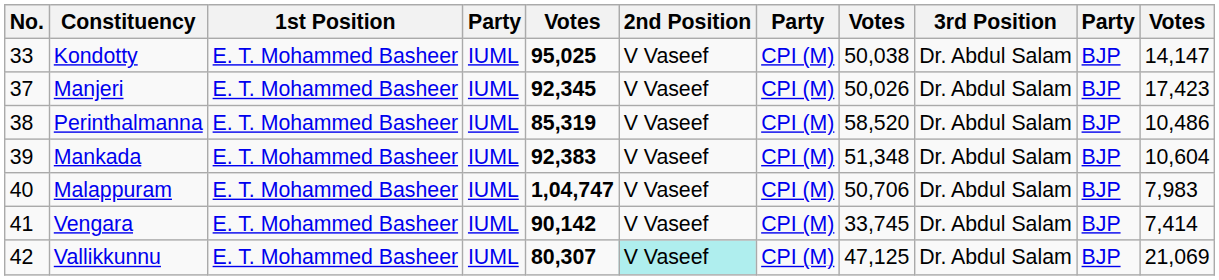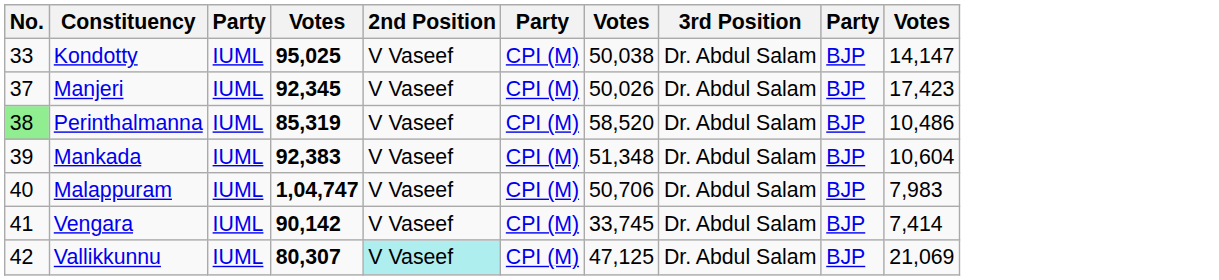- column: (335, 22)
(21, 123) no background -> (21, 123) lightgreen background
